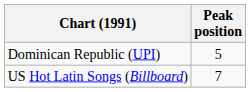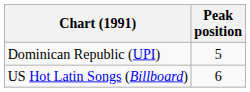(218, 76) 7 -> (218, 76) 6
